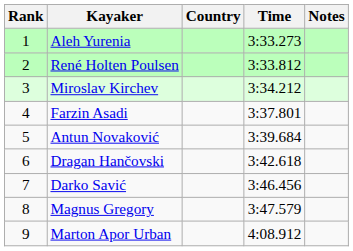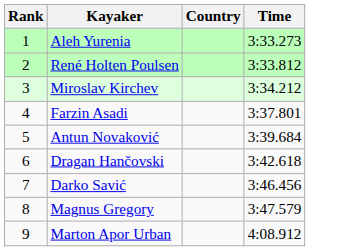- column: (327, 16)
